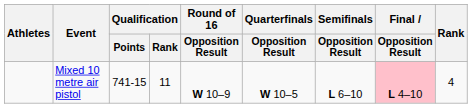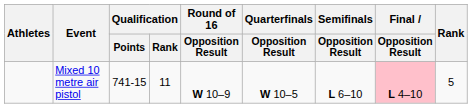(451, 83) 4 -> (451, 83) 5
